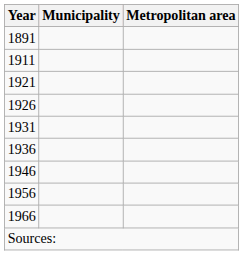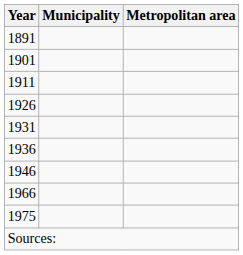+ row: (22, 60)
- row: (22, 82)
- row: (22, 194)
+ row: (22, 216)
